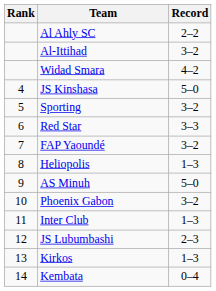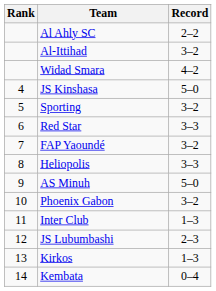(190, 164) 1–3 -> (190, 164) 3–3
